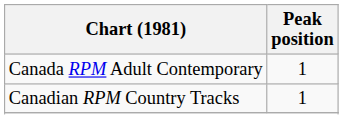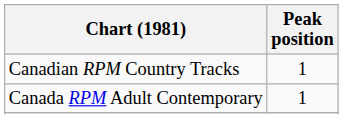rows swapped: (124, 98) <-> (136, 68)
